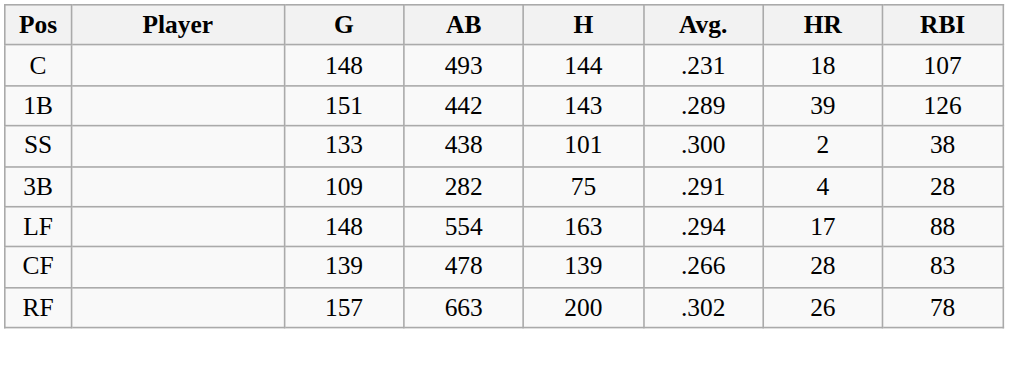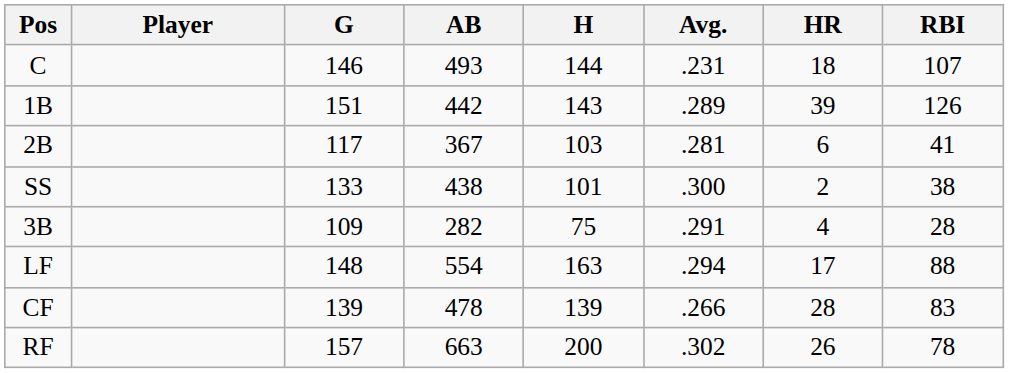(344, 65) 148 -> (344, 65) 146
+ row: (38, 145)
